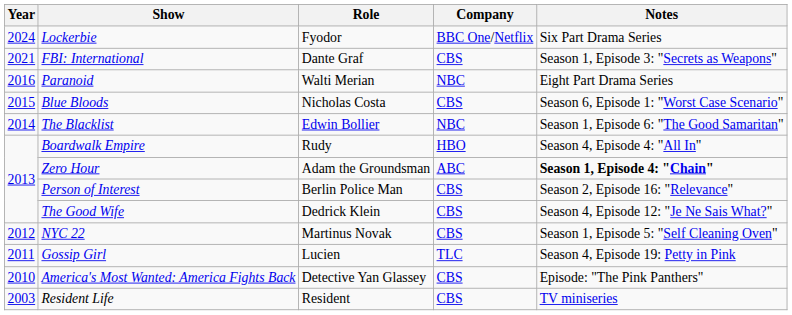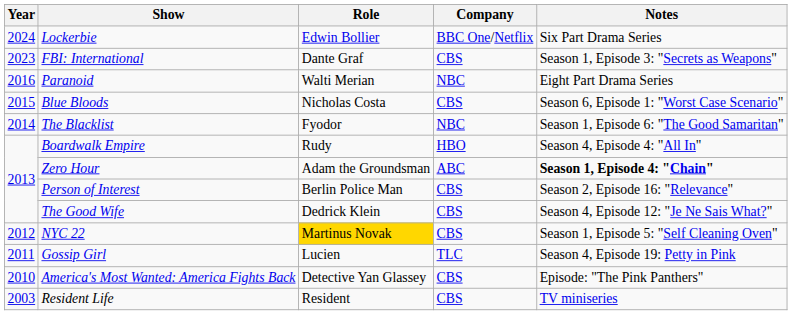(322, 37) Fyodor -> (341, 37) Edwin Bollier
(21, 59) 2021 -> (21, 59) 2023
(341, 124) Edwin Bollier -> (322, 124) Fyodor
(347, 233) no background -> (347, 233) gold background
